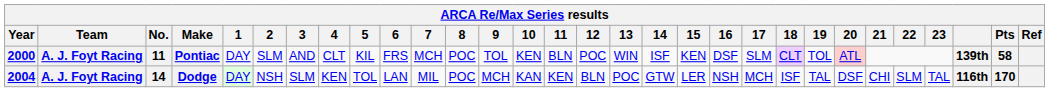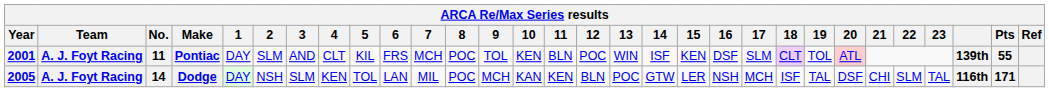(21, 56) 2000 -> (21, 56) 2001
(1005, 56) 58 -> (1005, 56) 55
(21, 77) 2004 -> (21, 77) 2005
(1005, 77) 170 -> (1005, 77) 171
